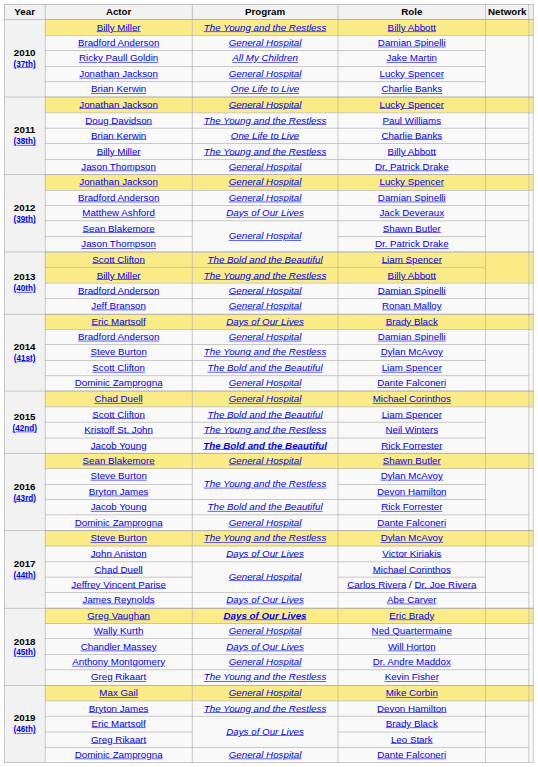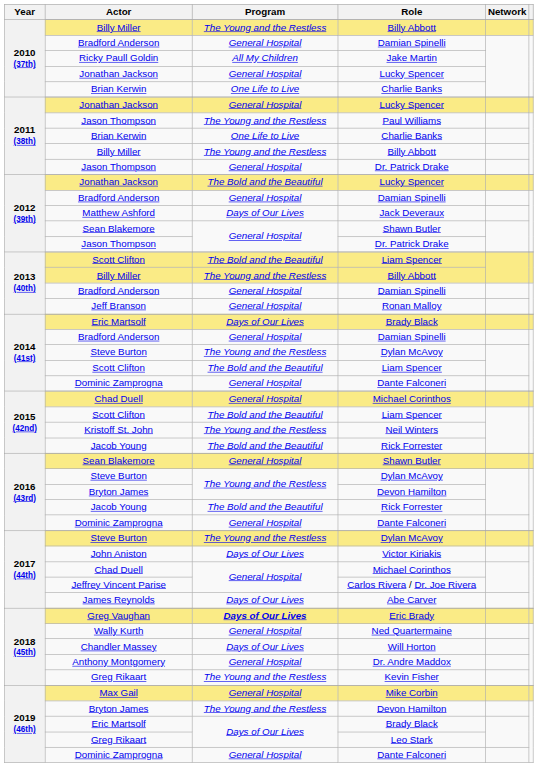(119, 120) Doug Davidson -> (119, 120) Jason Thompson
(265, 182) General Hospital -> (265, 182) The Bold and the Beautiful
(265, 445) bold -> (265, 445) normal
